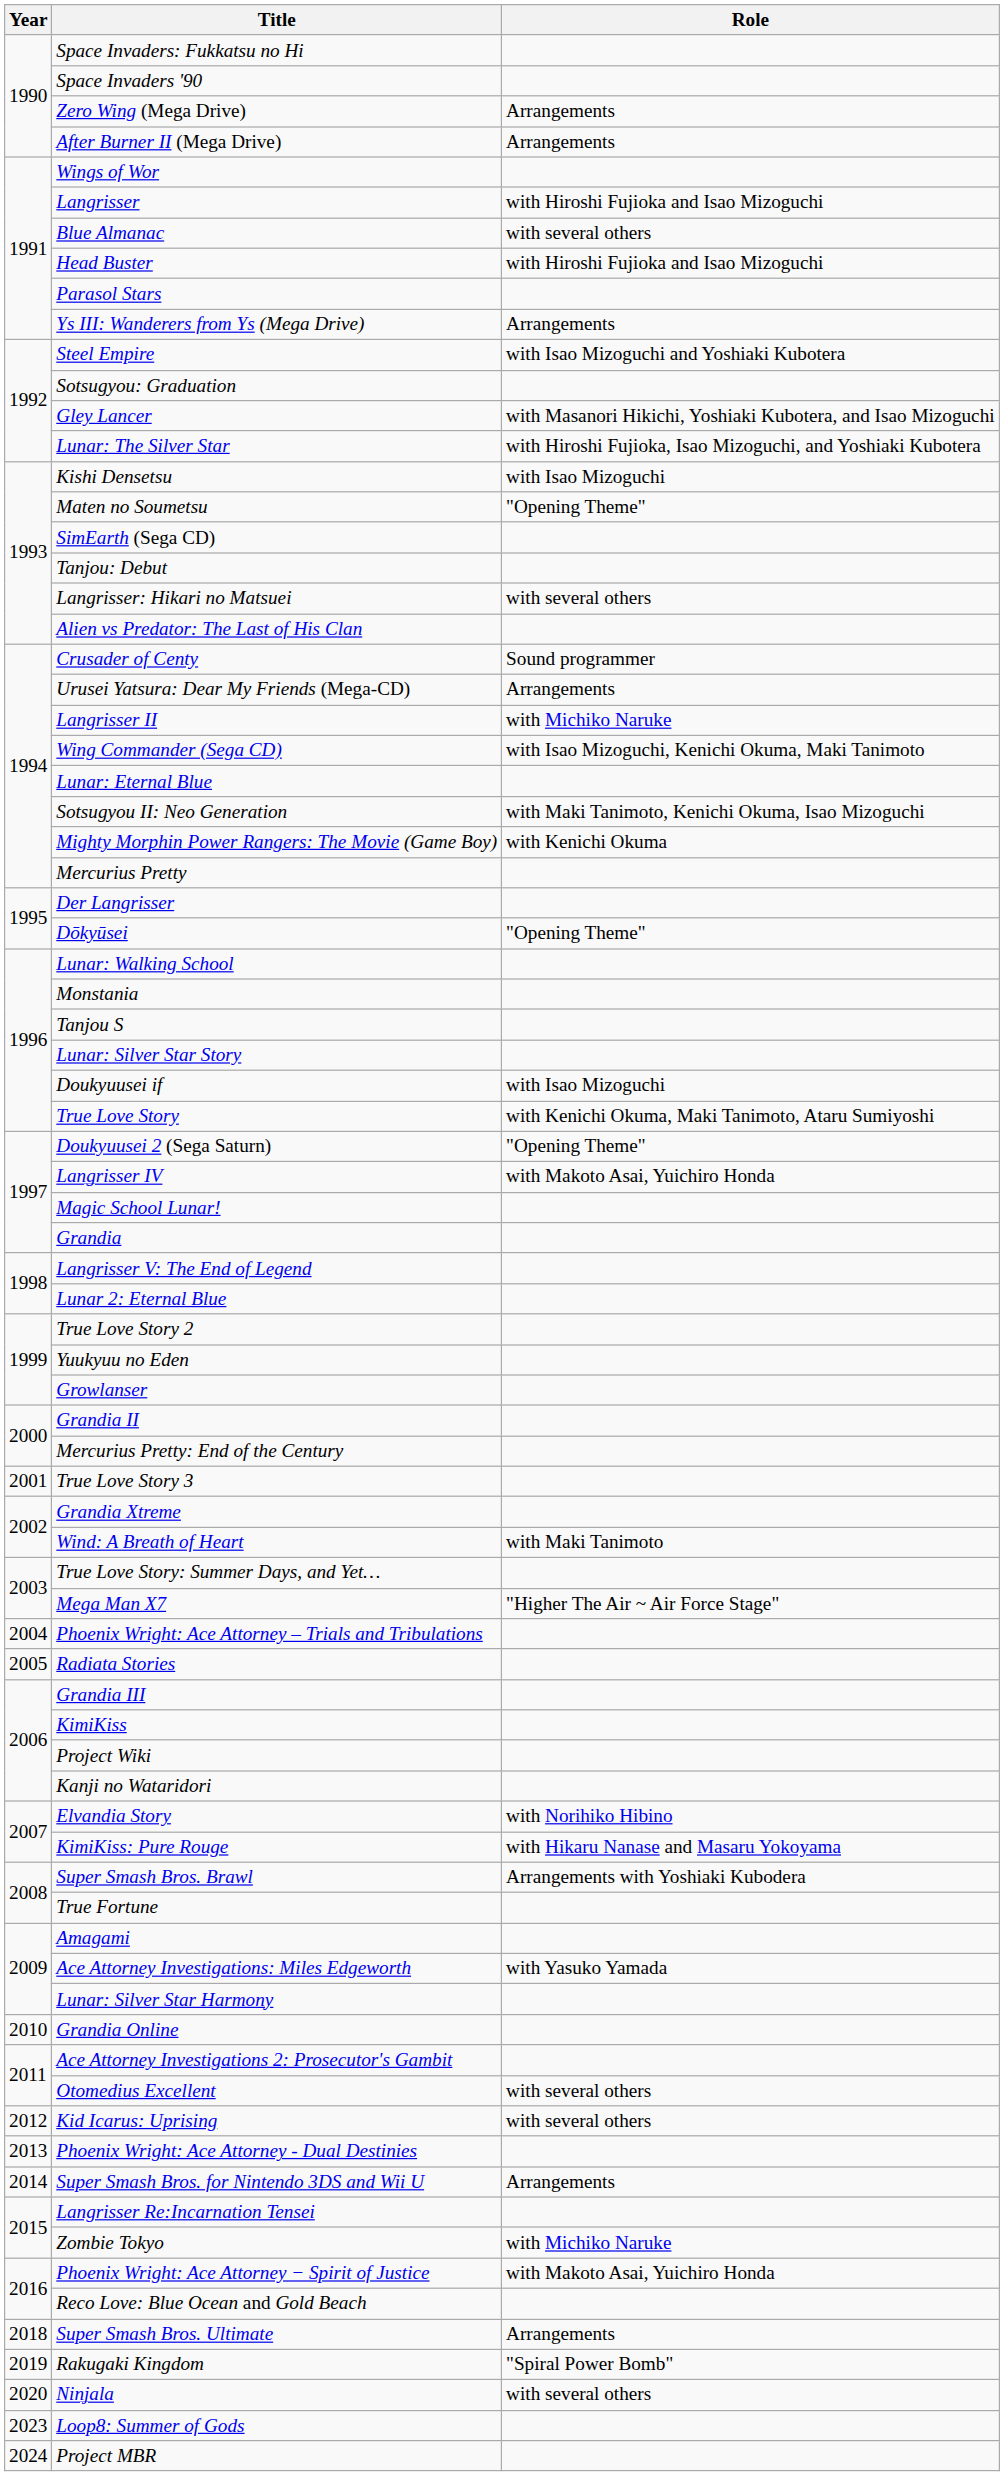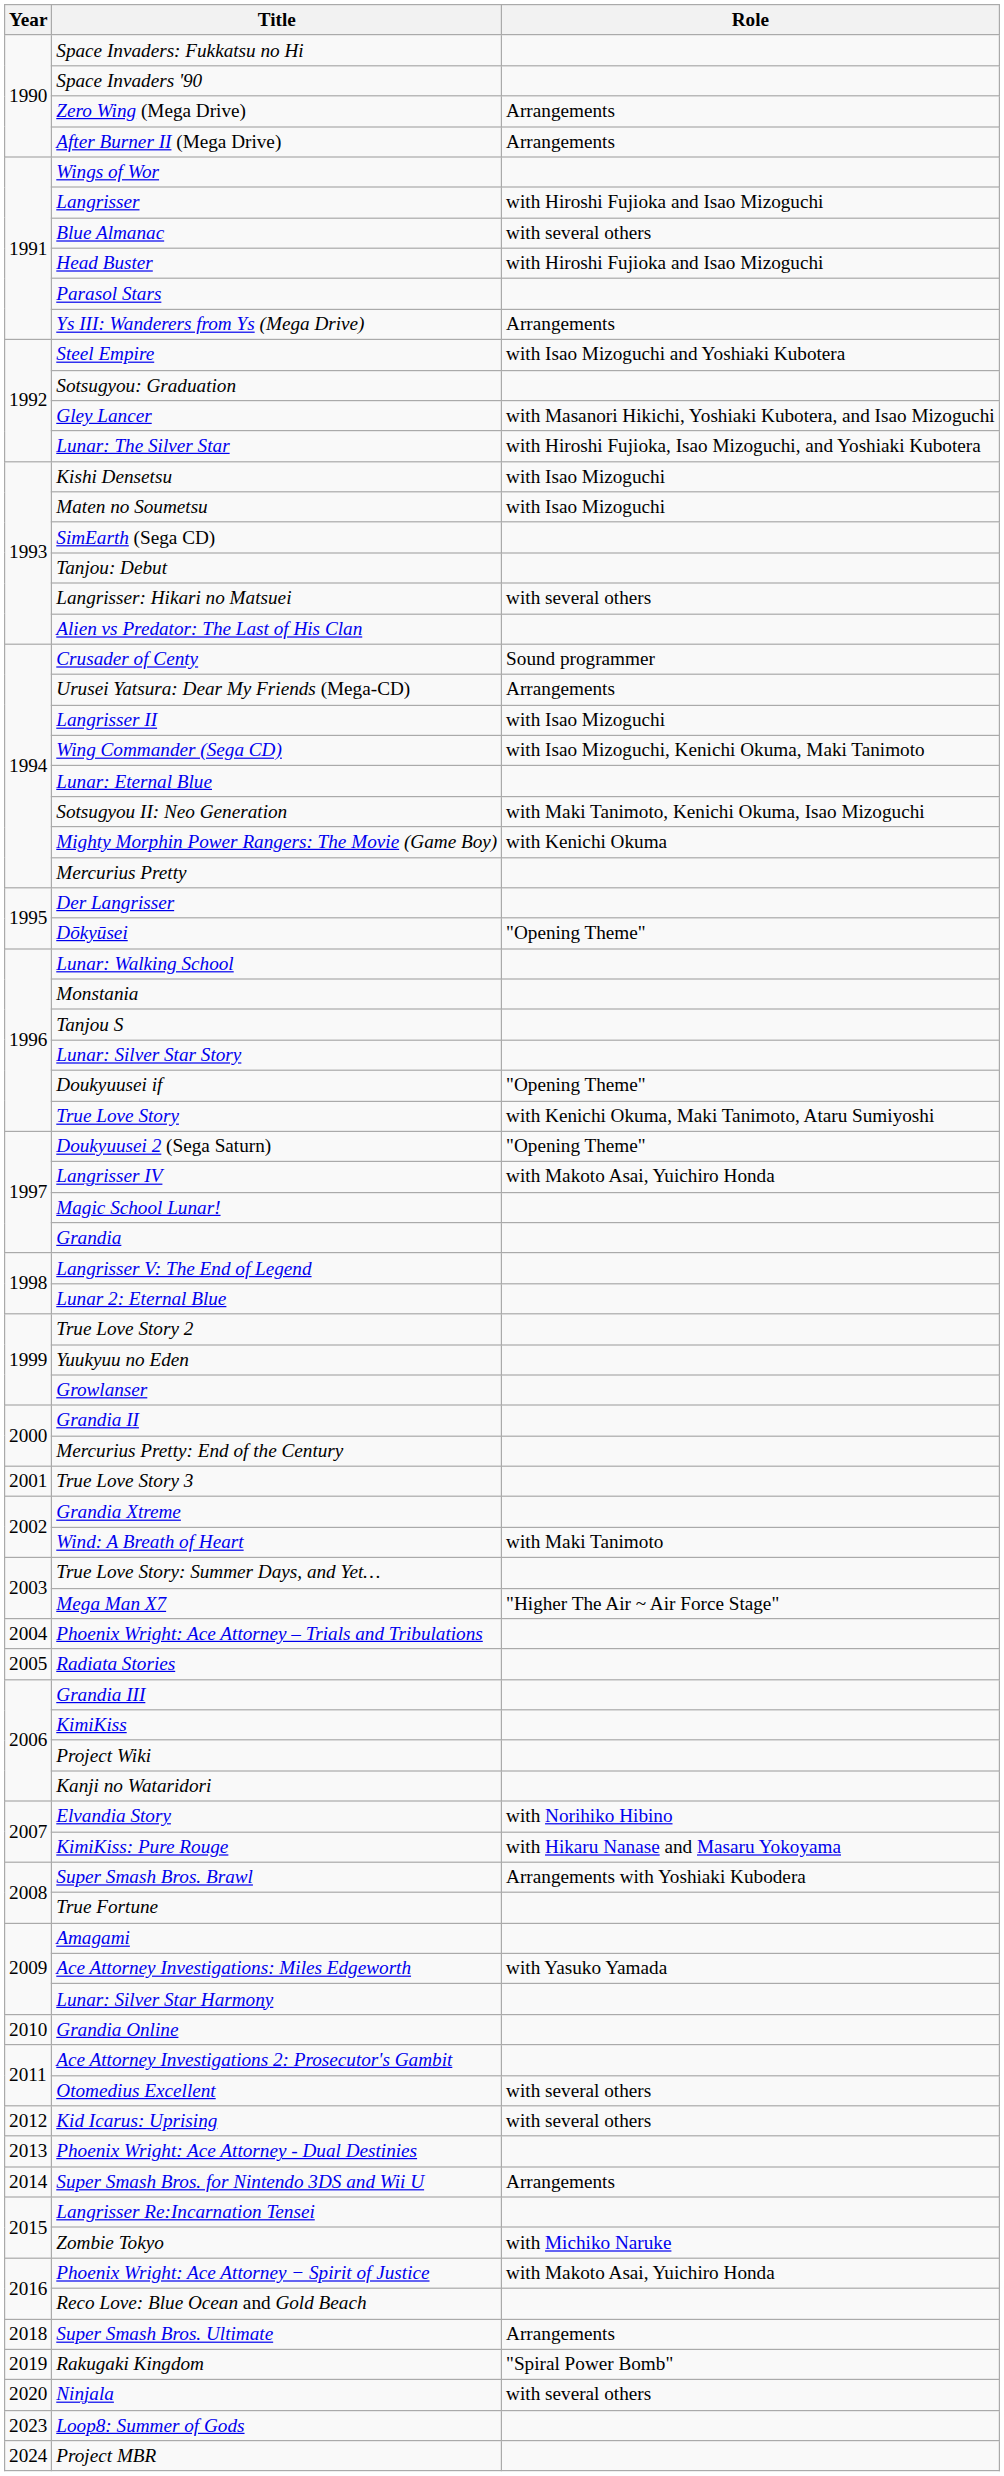(576, 506) "Opening Theme" -> (586, 506) with Isao Mizoguchi
(589, 720) with Michiko Naruke -> (586, 720) with Isao Mizoguchi
(586, 1085) with Isao Mizoguchi -> (576, 1085) "Opening Theme"
